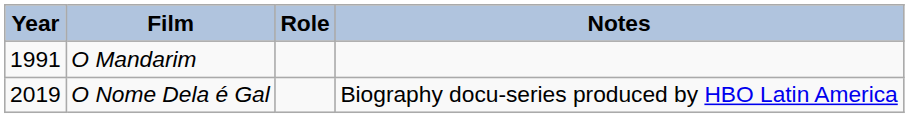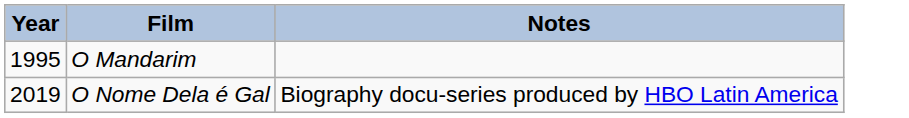- column: (305, 23)
(35, 59) 1991 -> (35, 59) 1995
